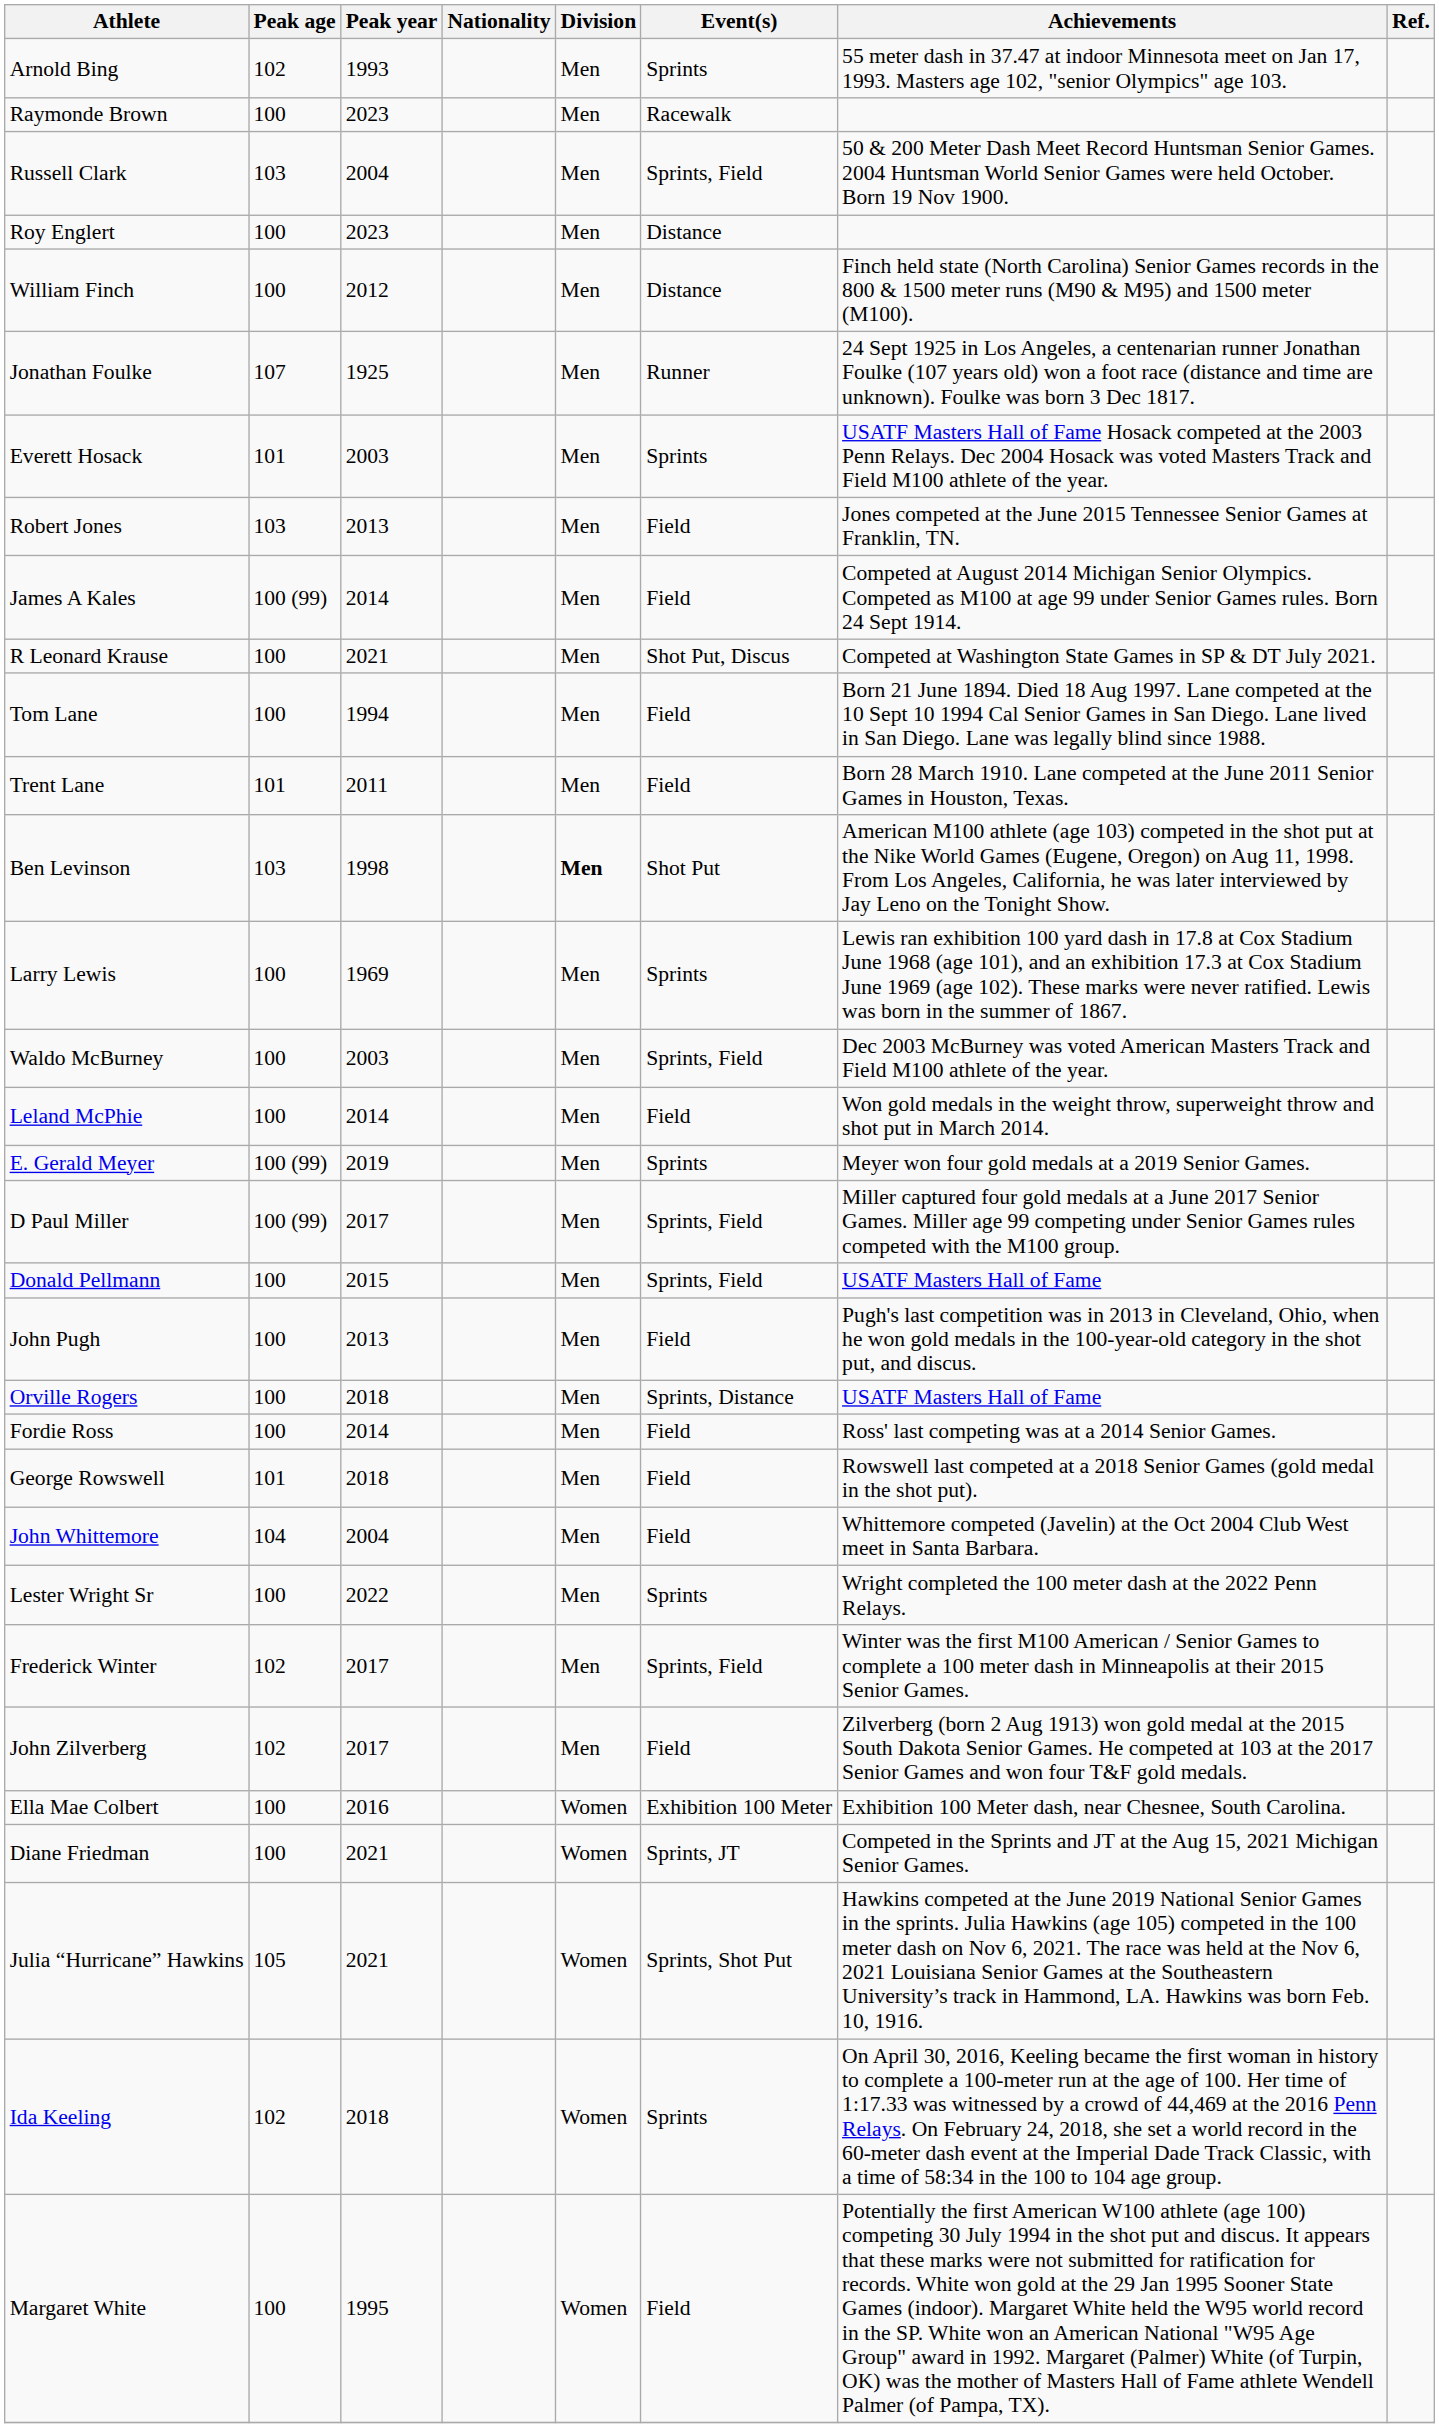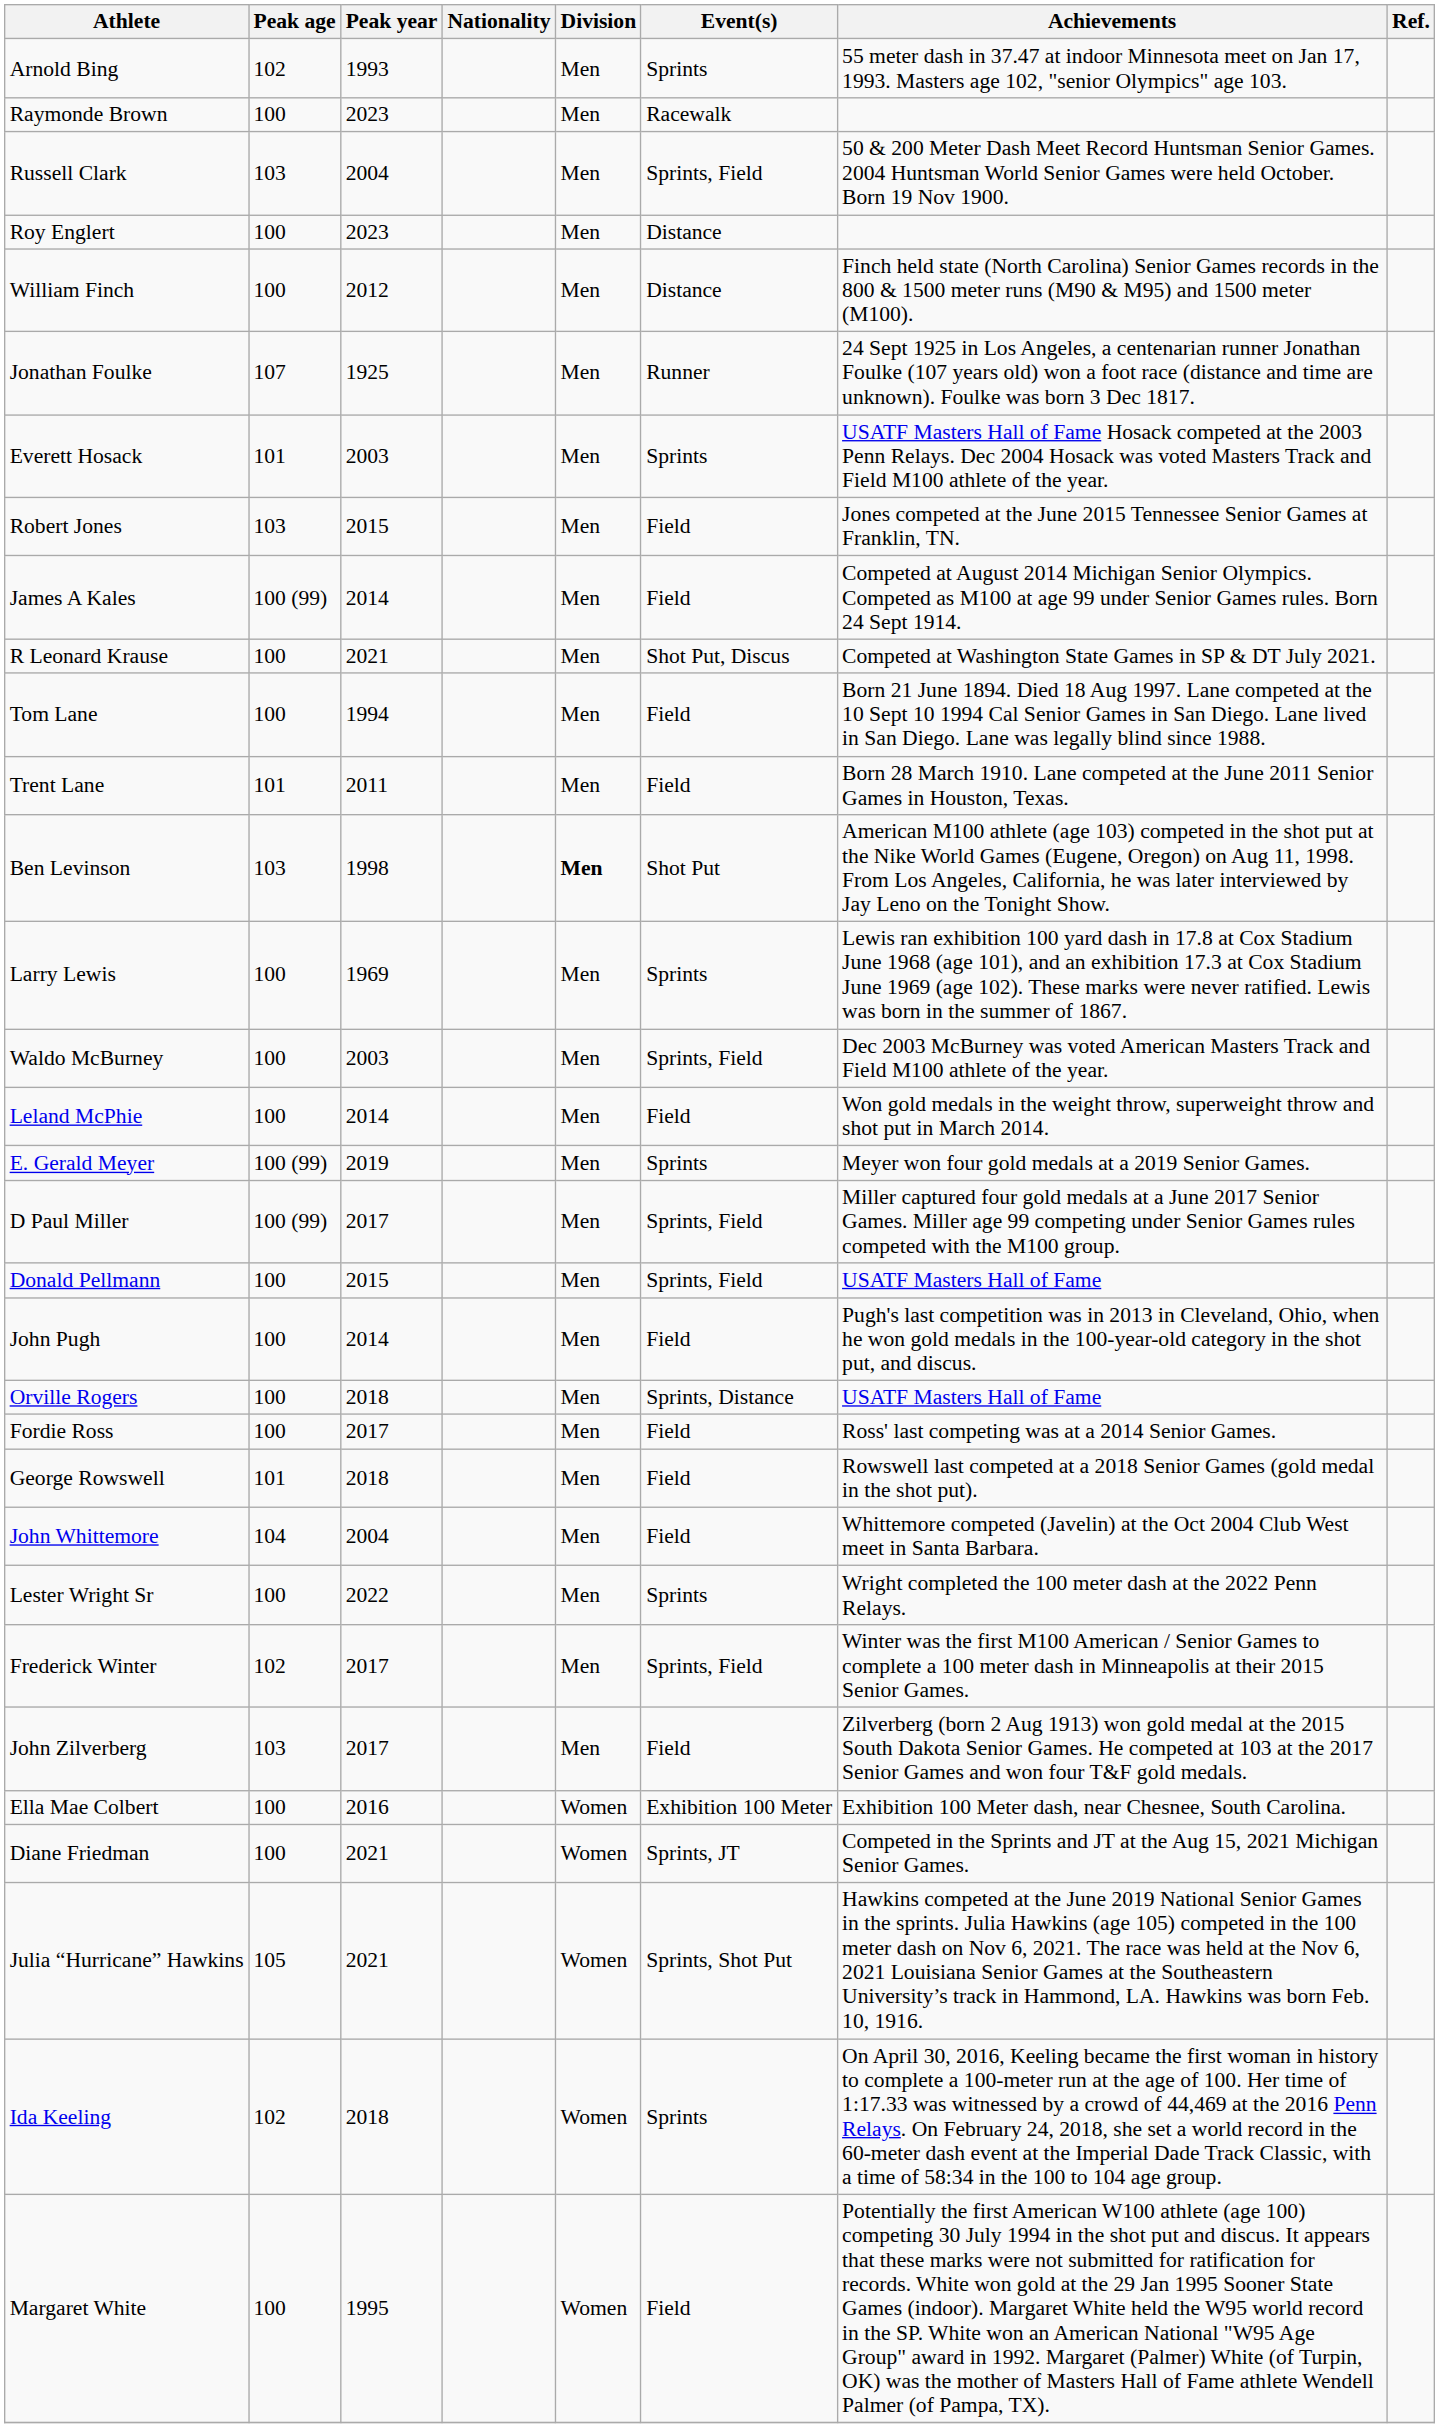(367, 526) 2013 -> (367, 526) 2015
(367, 1338) 2013 -> (367, 1338) 2014
(367, 1431) 2014 -> (367, 1431) 2017
(270, 1748) 102 -> (270, 1748) 103
